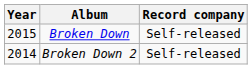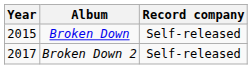(22, 54) 2014 -> (22, 54) 2017
